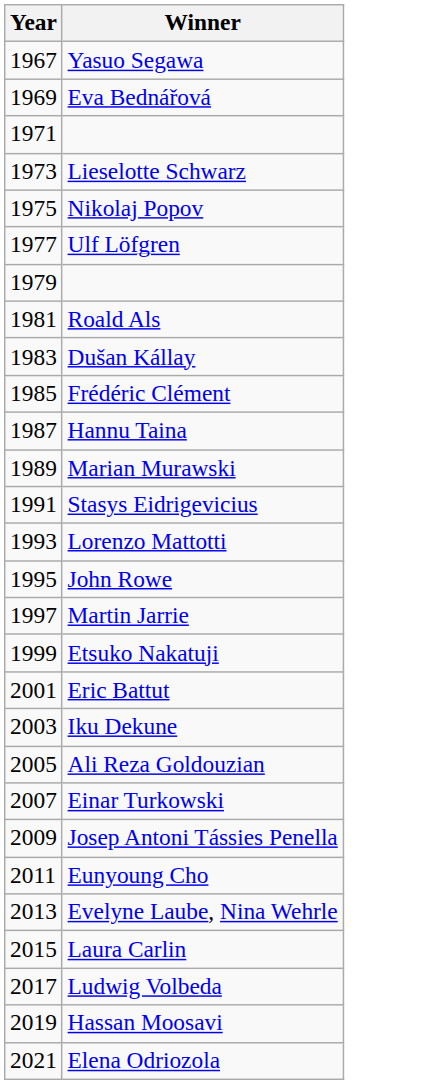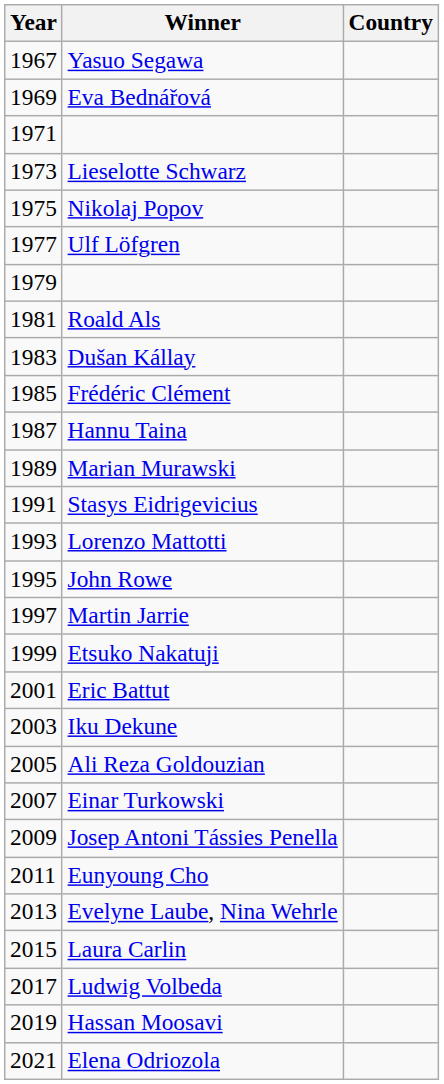+ column: (391, 23)
